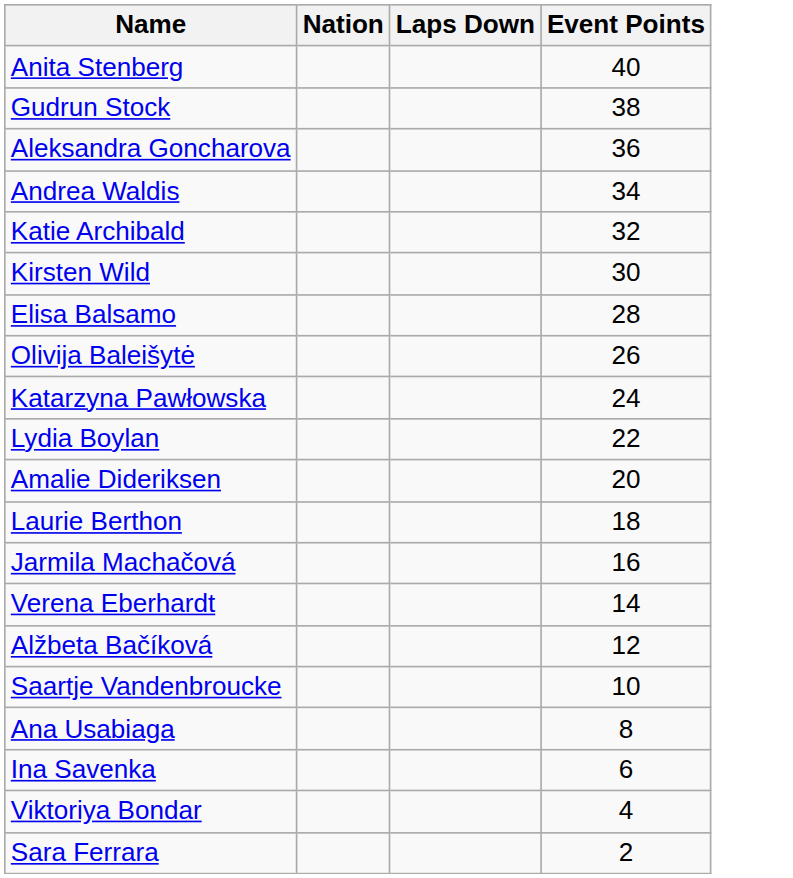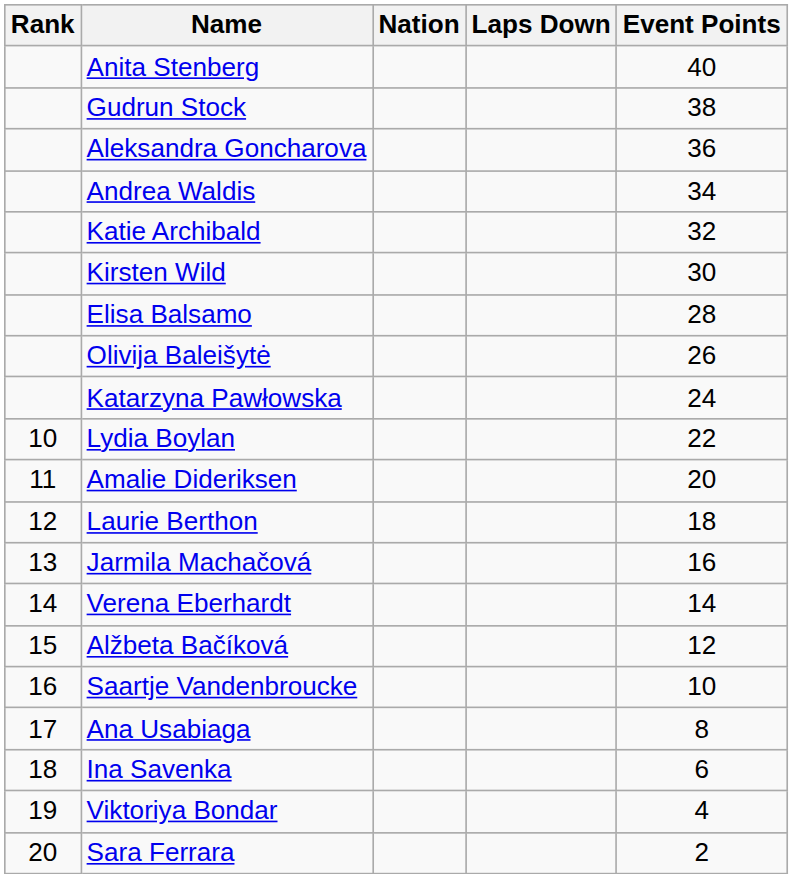+ column: (43, 25)
